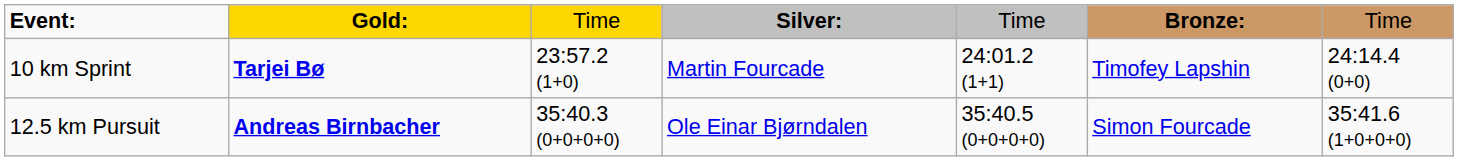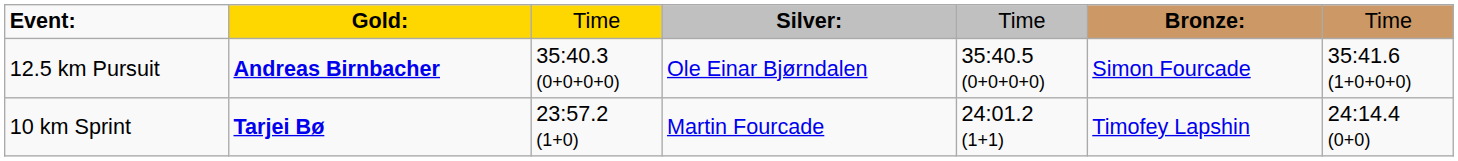rows swapped: (70, 68) <-> (85, 126)
